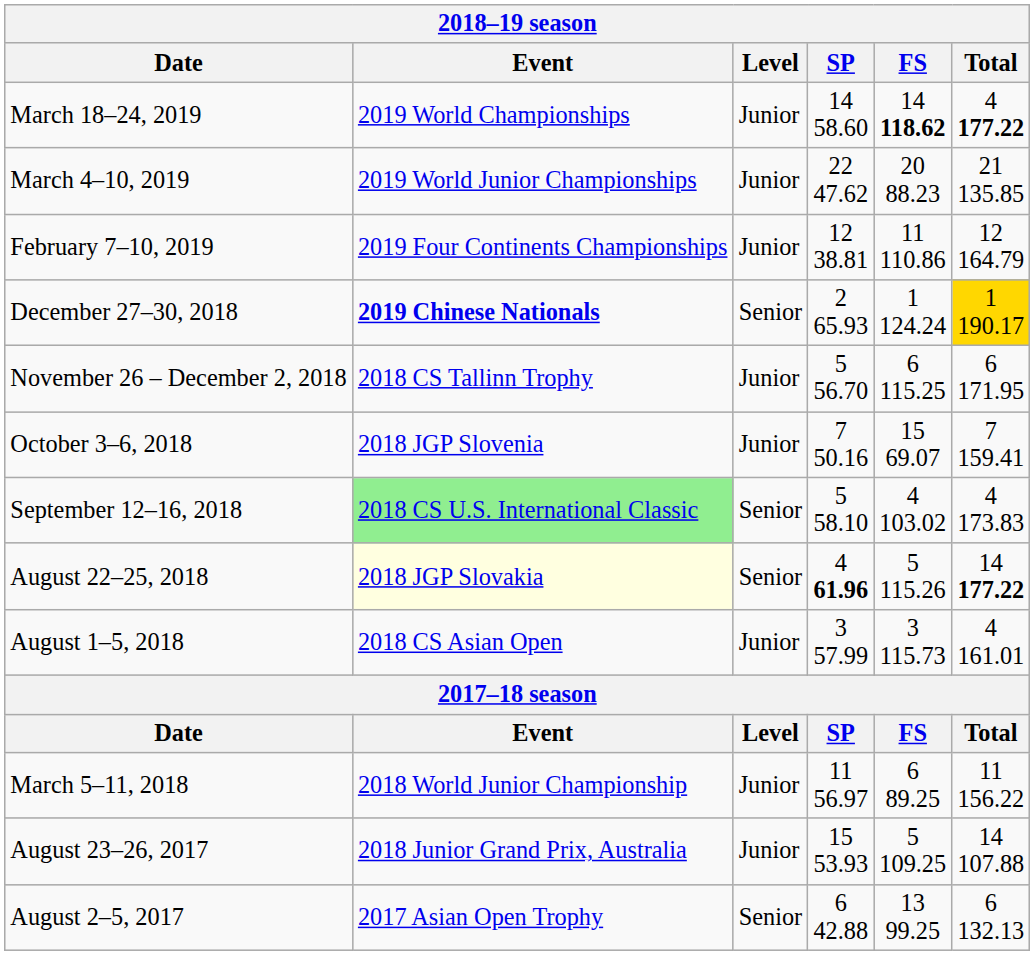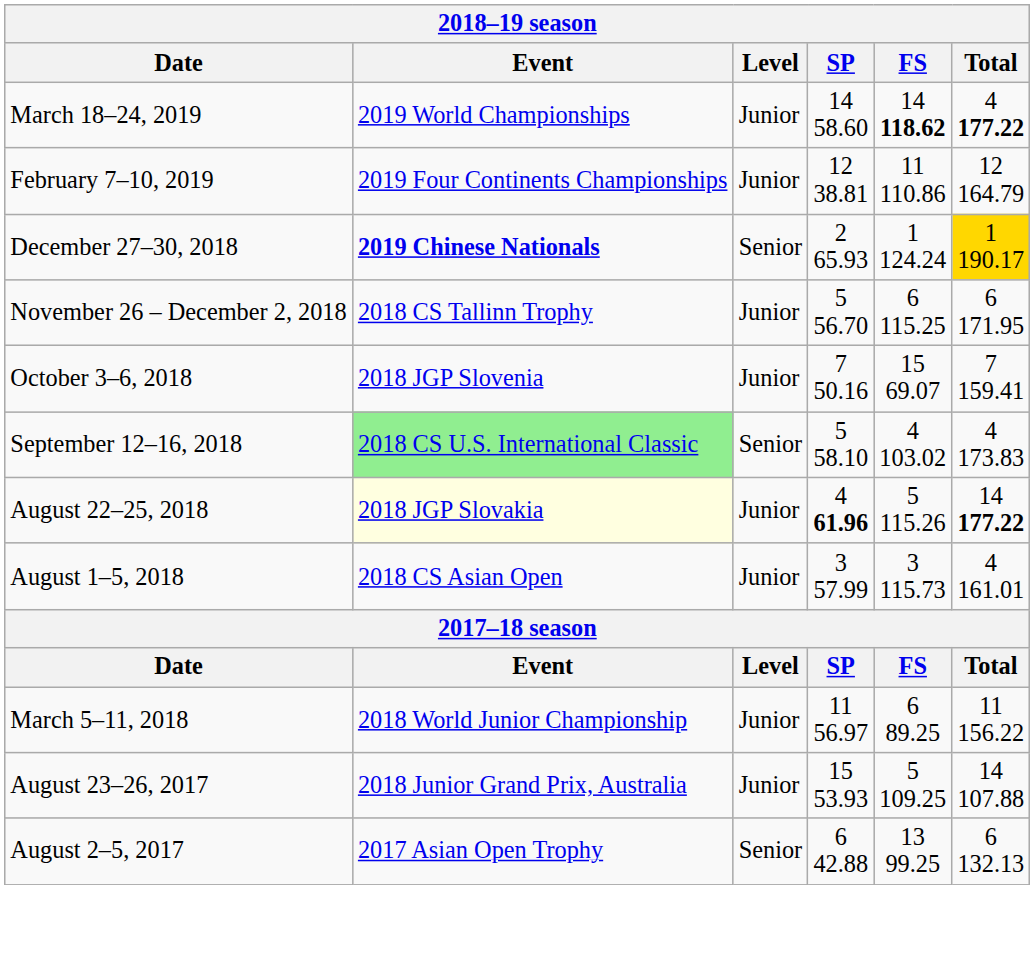- row: (100, 180)
(770, 576) Senior -> (769, 510) Junior
